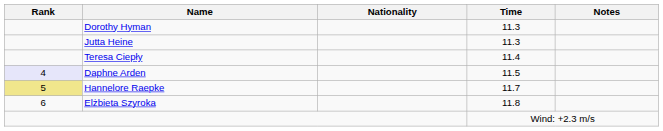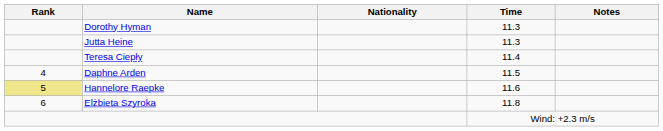(43, 73) lavender background -> (43, 73) no background
(511, 88) 11.7 -> (511, 88) 11.6
